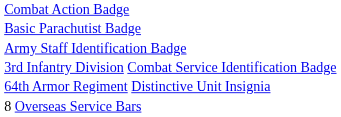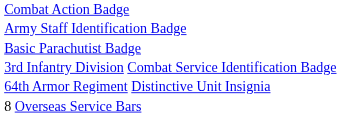rows swapped: (73, 28) <-> (95, 48)
